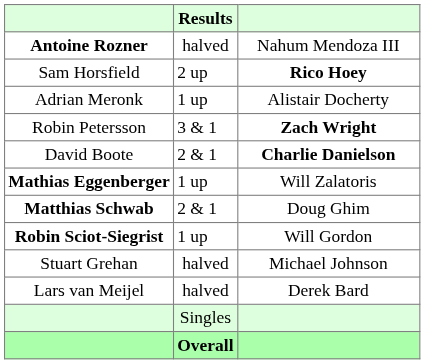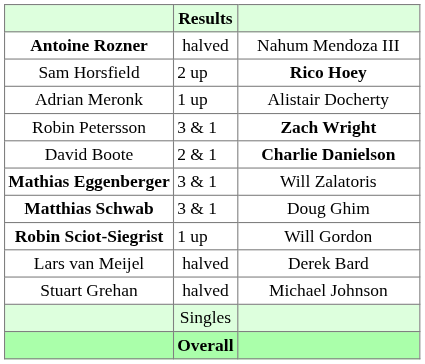(193, 181) 1 up -> (197, 181) 3 & 1
(197, 208) 2 & 1 -> (197, 208) 3 & 1
rows swapped: (89, 290) <-> (89, 263)
